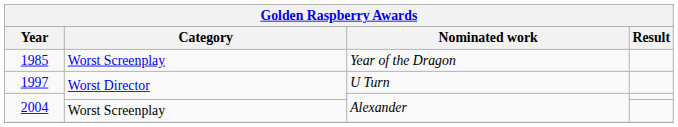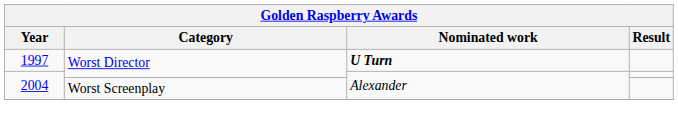- row: (35, 59)
(370, 81) normal -> (371, 59) bold
